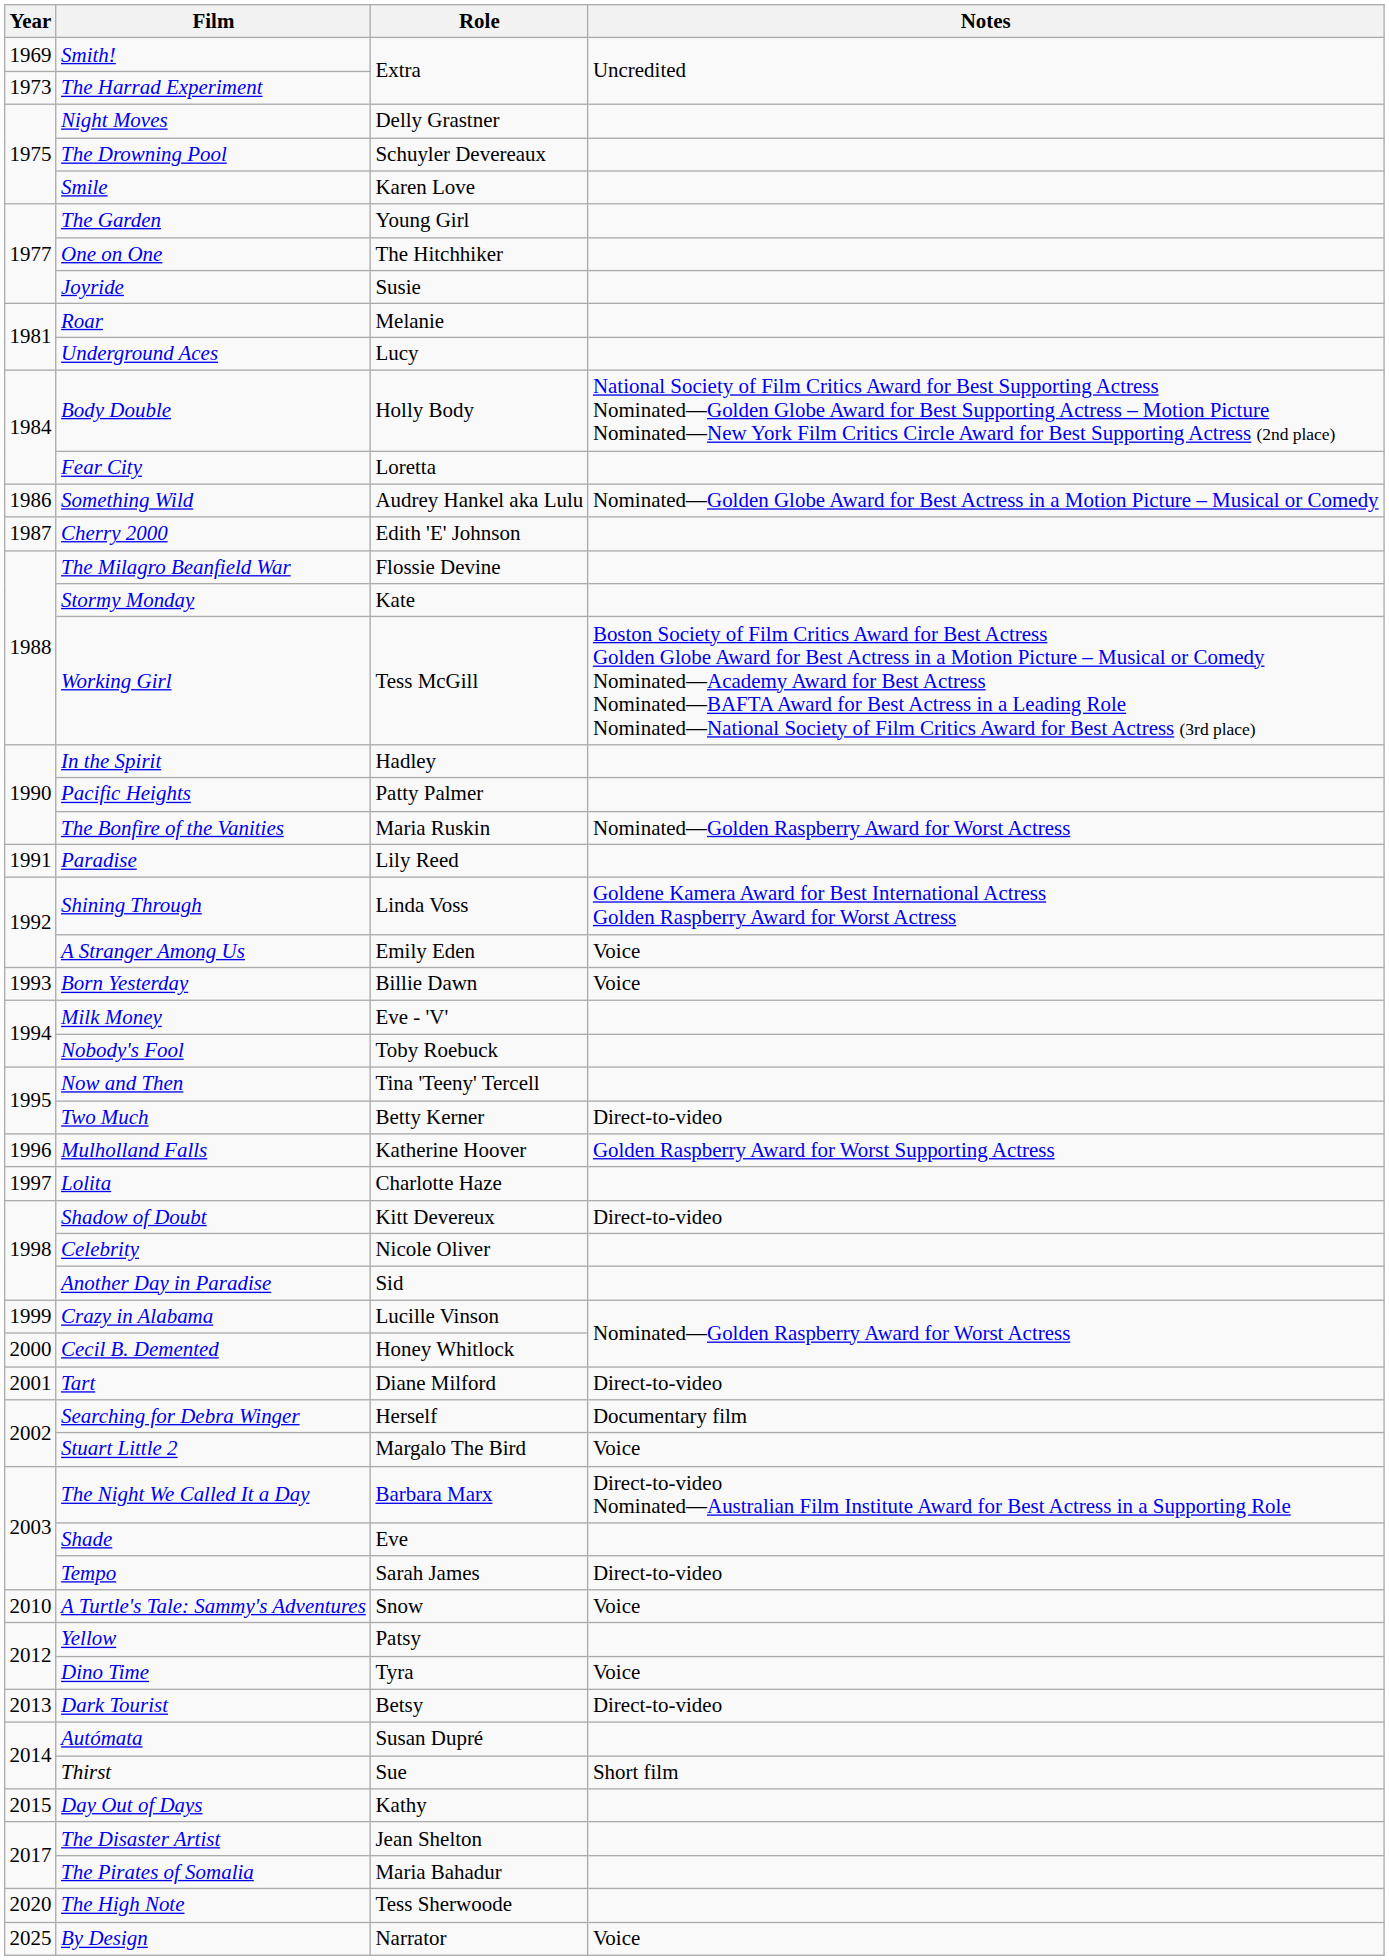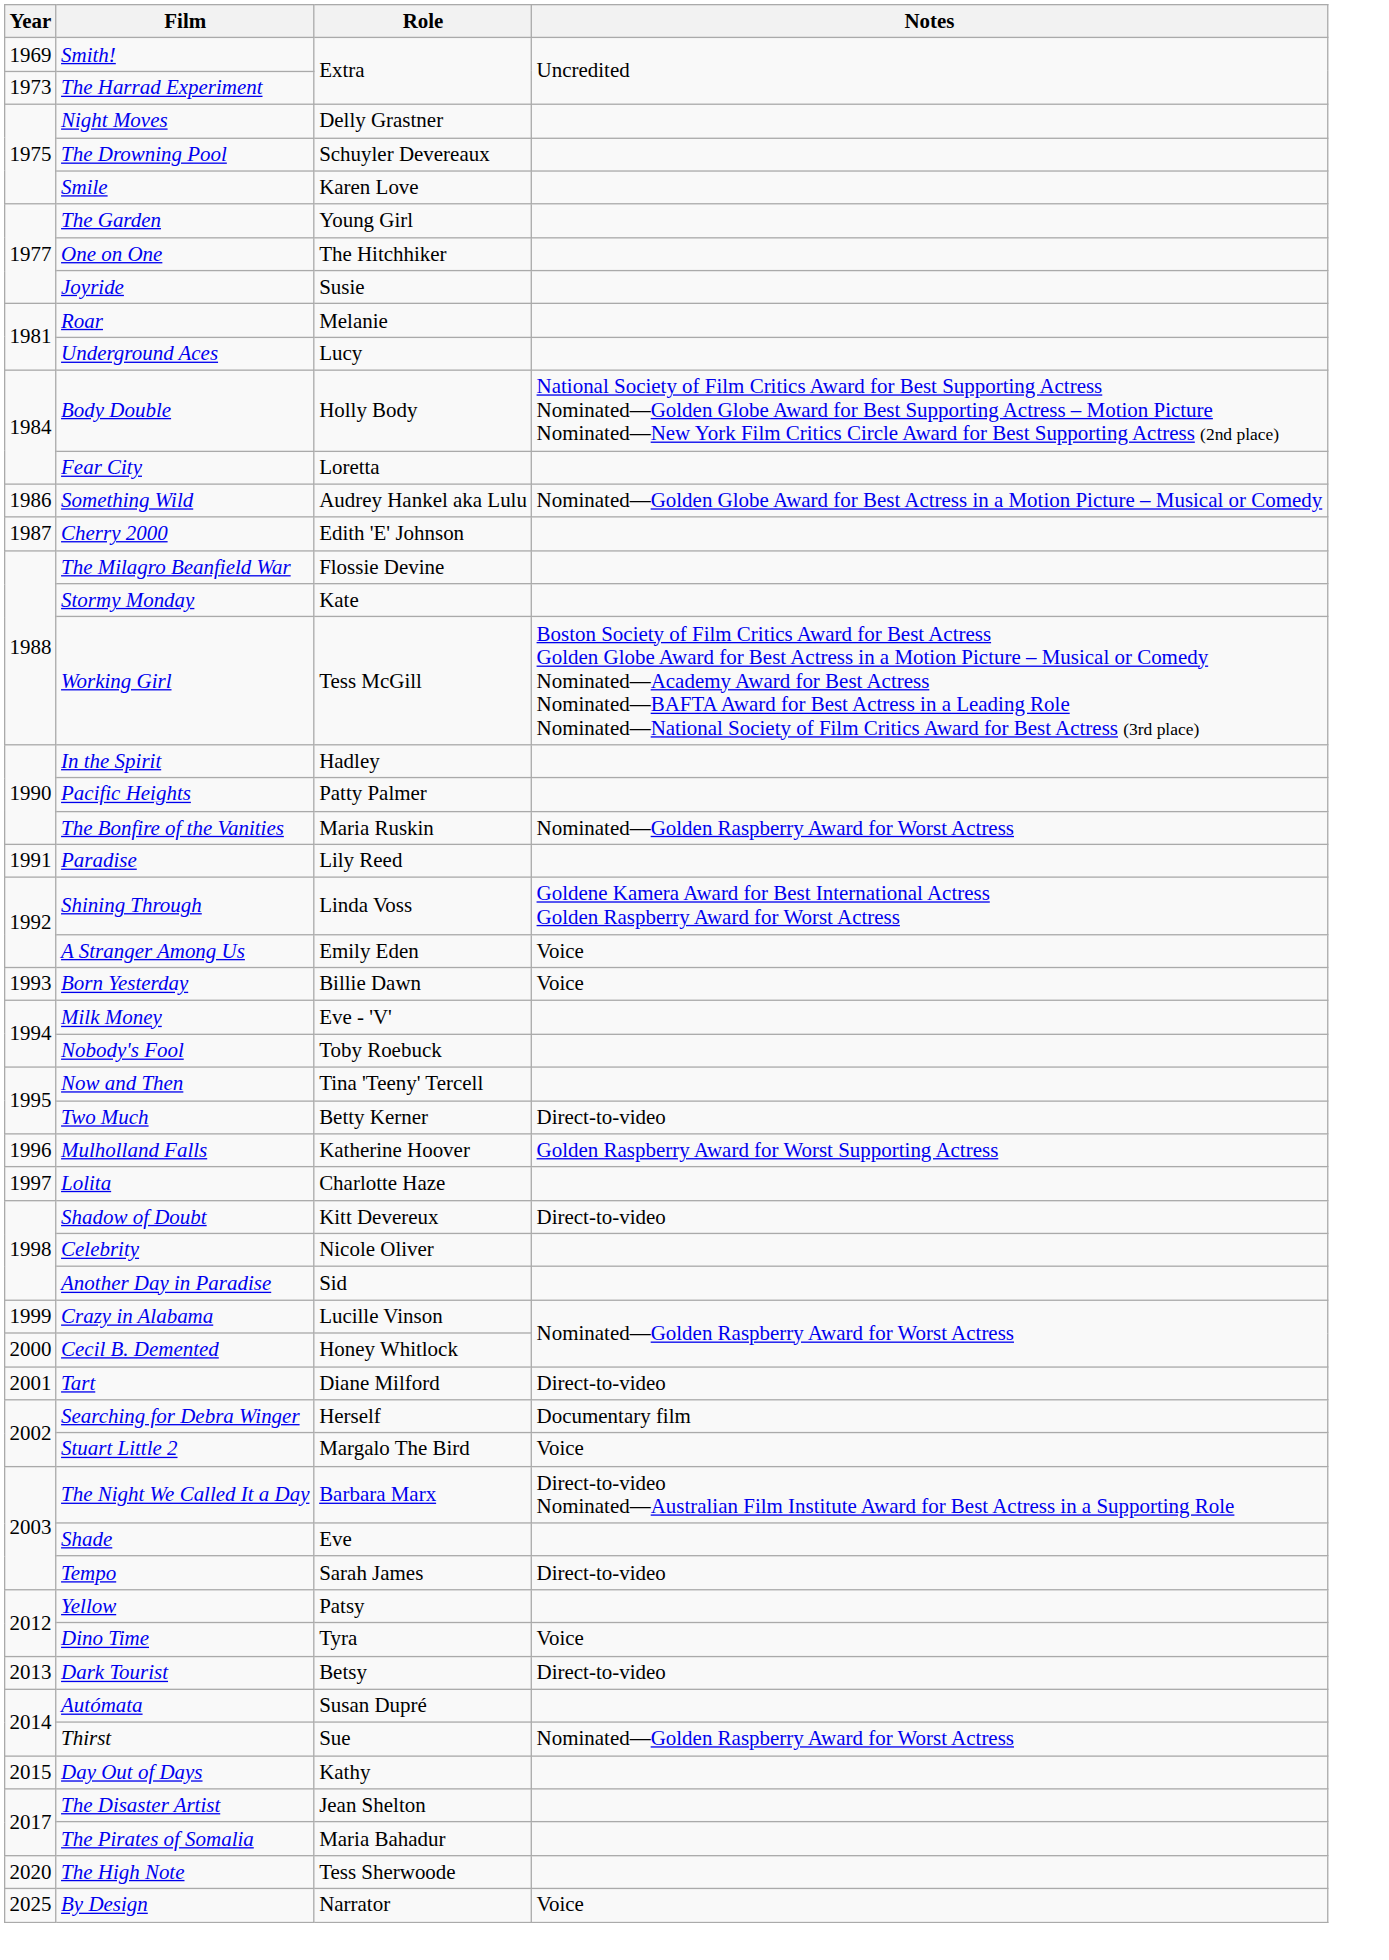- row: (213, 1605)
(636, 1772) Short film -> (775, 1738) Nominated—Golden Raspberry Award for Worst Actress
